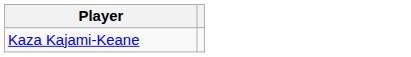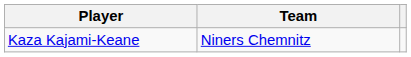+ column: (298, 16)
